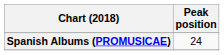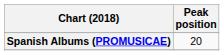(196, 41) 24 -> (196, 41) 20
